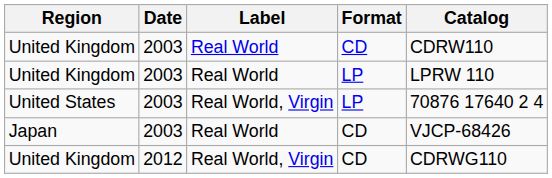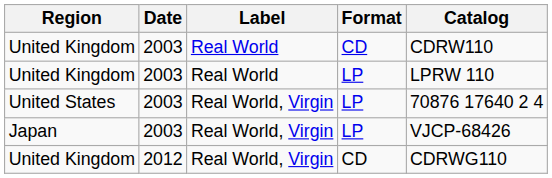(235, 131) Real World -> (262, 131) Real World, Virgin
(354, 131) CD -> (352, 131) LP
